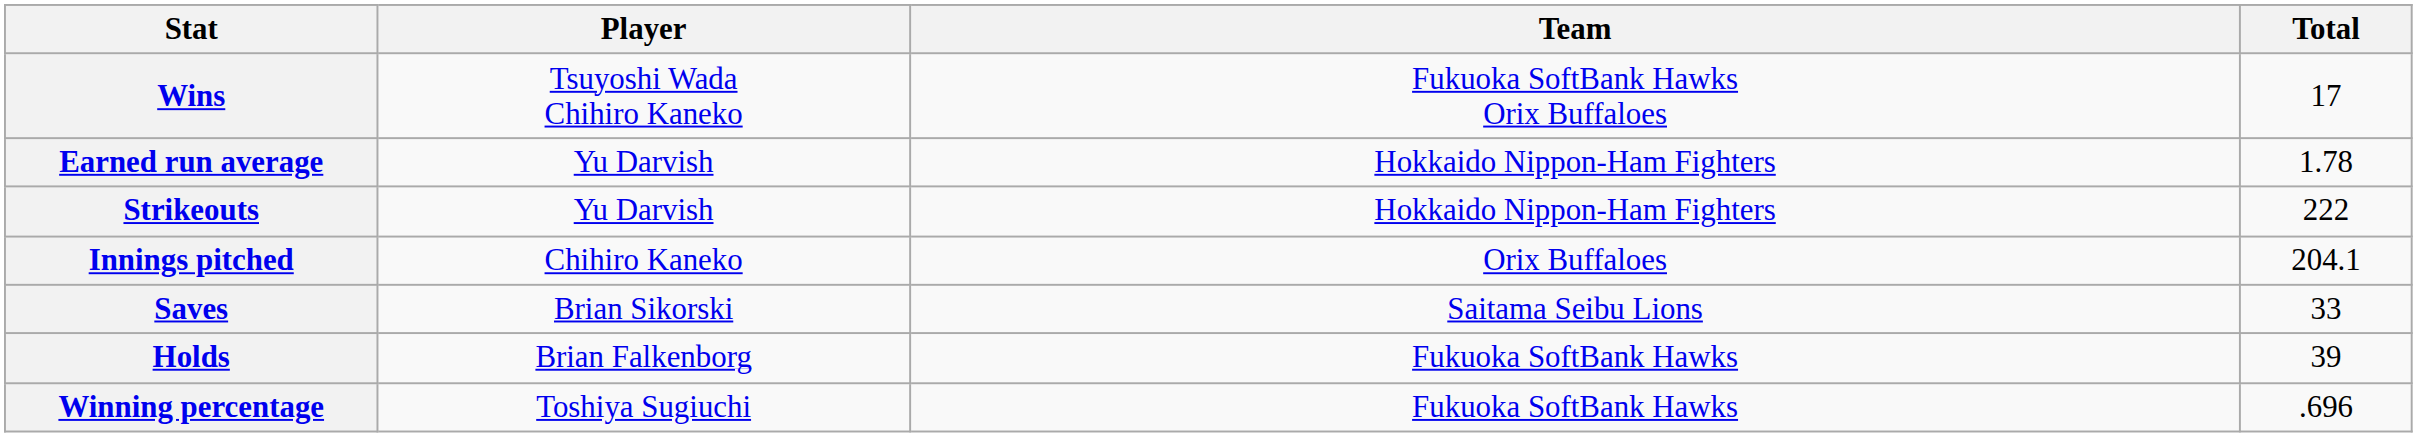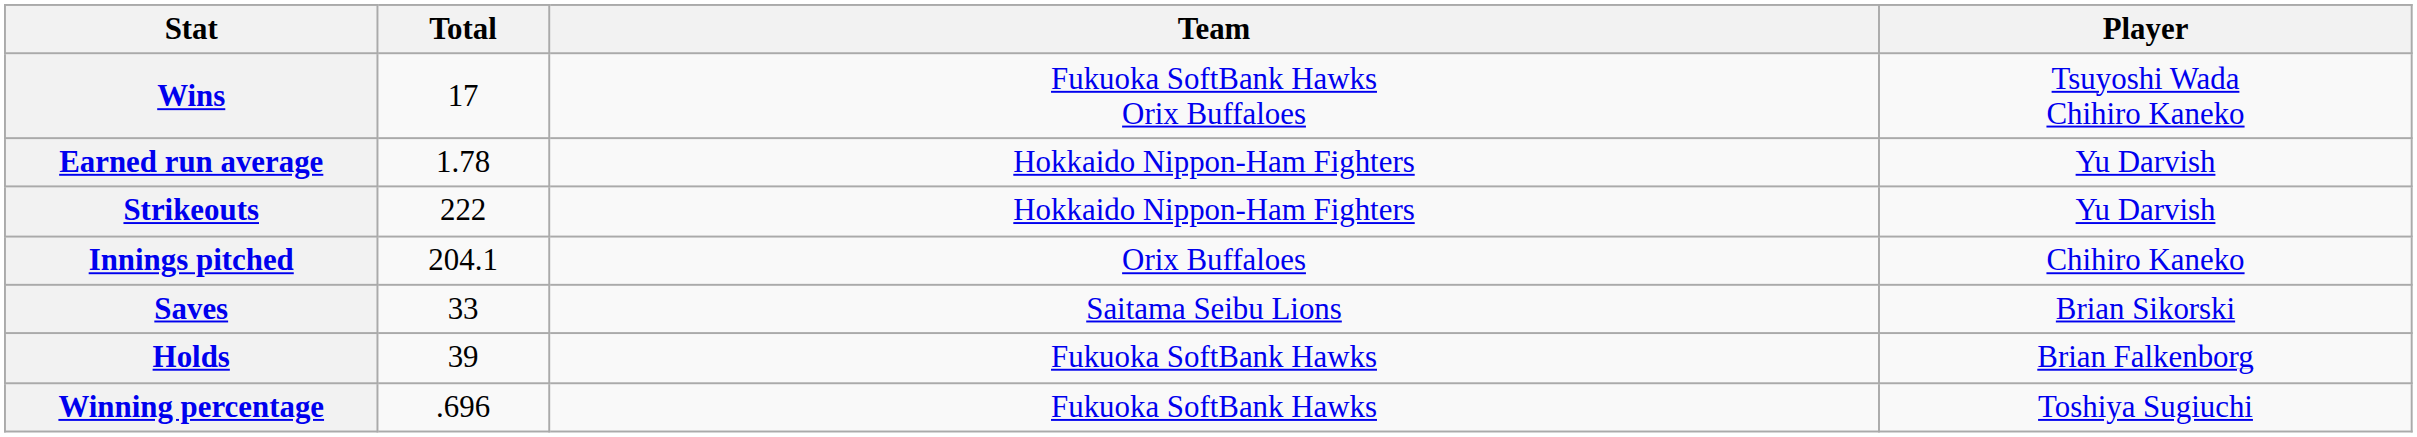columns swapped: (644, 28) <-> (2326, 28)
